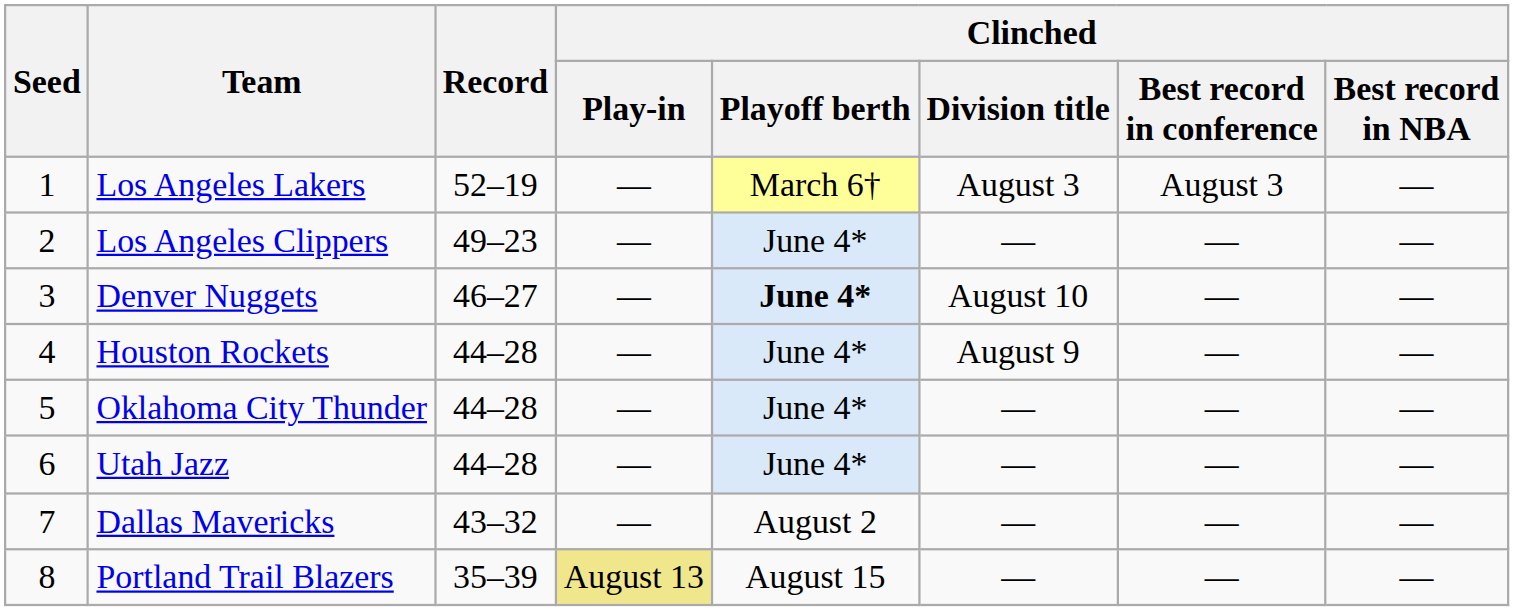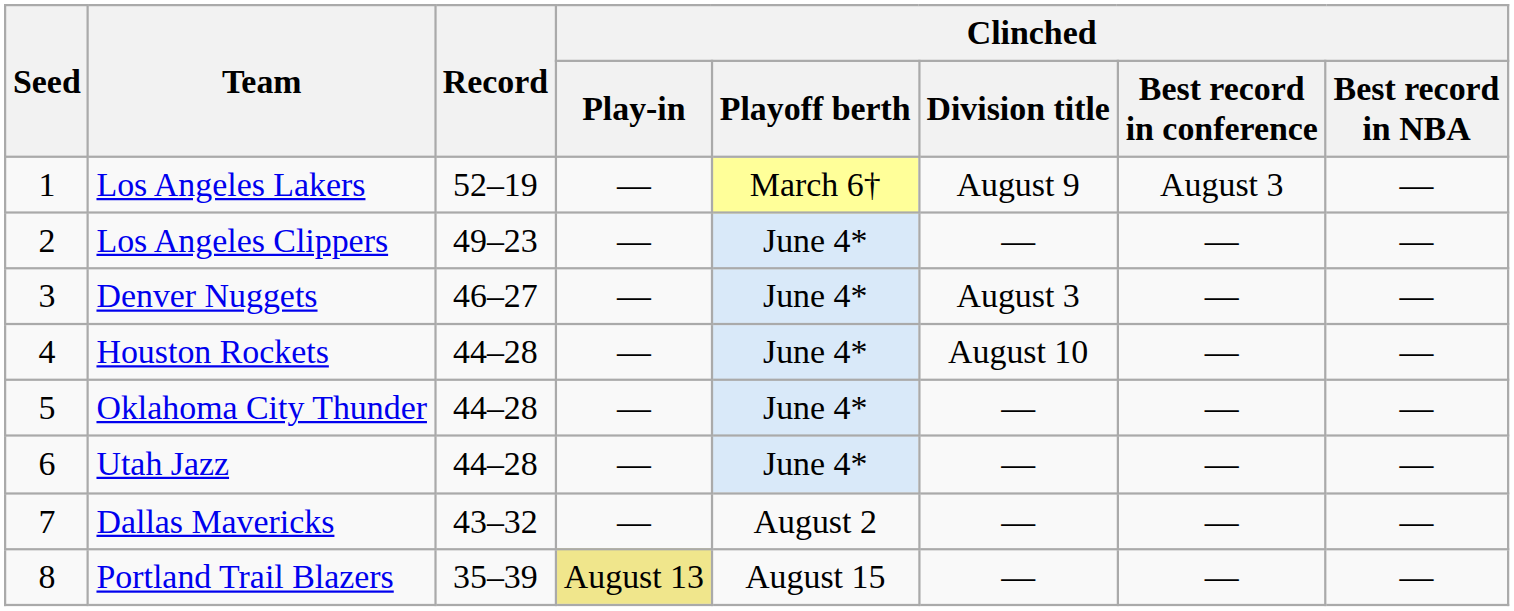(1018, 184) August 3 -> (1018, 184) August 9
(815, 296) bold -> (815, 296) normal
(1018, 296) August 10 -> (1018, 296) August 3
(1018, 352) August 9 -> (1018, 352) August 10
